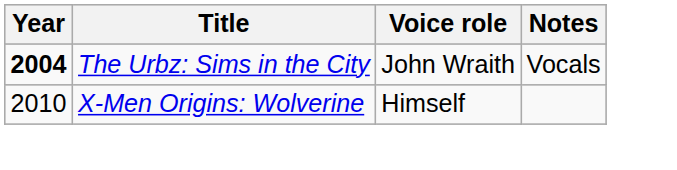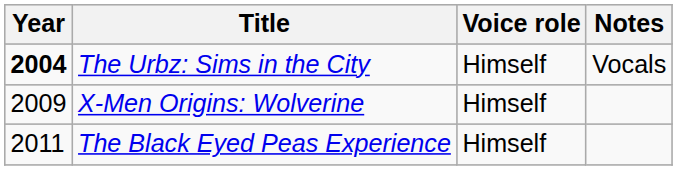(448, 64) John Wraith -> (504, 64) Himself
(39, 104) 2010 -> (39, 104) 2009
+ row: (264, 143)
